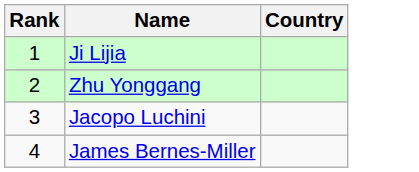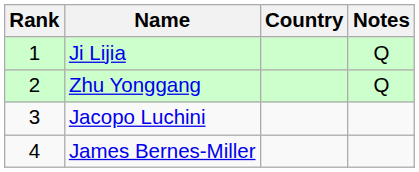+ column: (381, 20)
